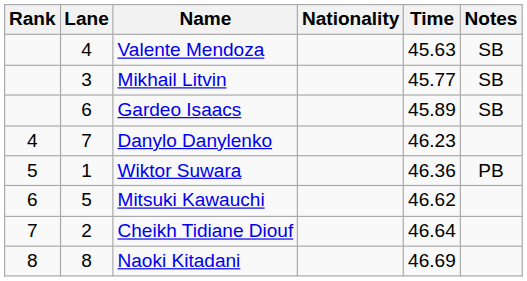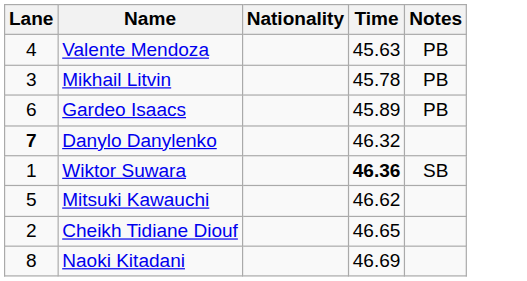- column: (32, 19)
(491, 49) SB -> (436, 49) PB
(432, 79) 45.77 -> (377, 79) 45.78
(491, 79) SB -> (436, 79) PB
(491, 110) SB -> (436, 110) PB
(87, 140) normal -> (31, 140) bold
(432, 140) 46.23 -> (377, 140) 46.32
(432, 170) normal -> (377, 170) bold
(491, 170) PB -> (436, 170) SB
(432, 230) 46.64 -> (377, 230) 46.65
